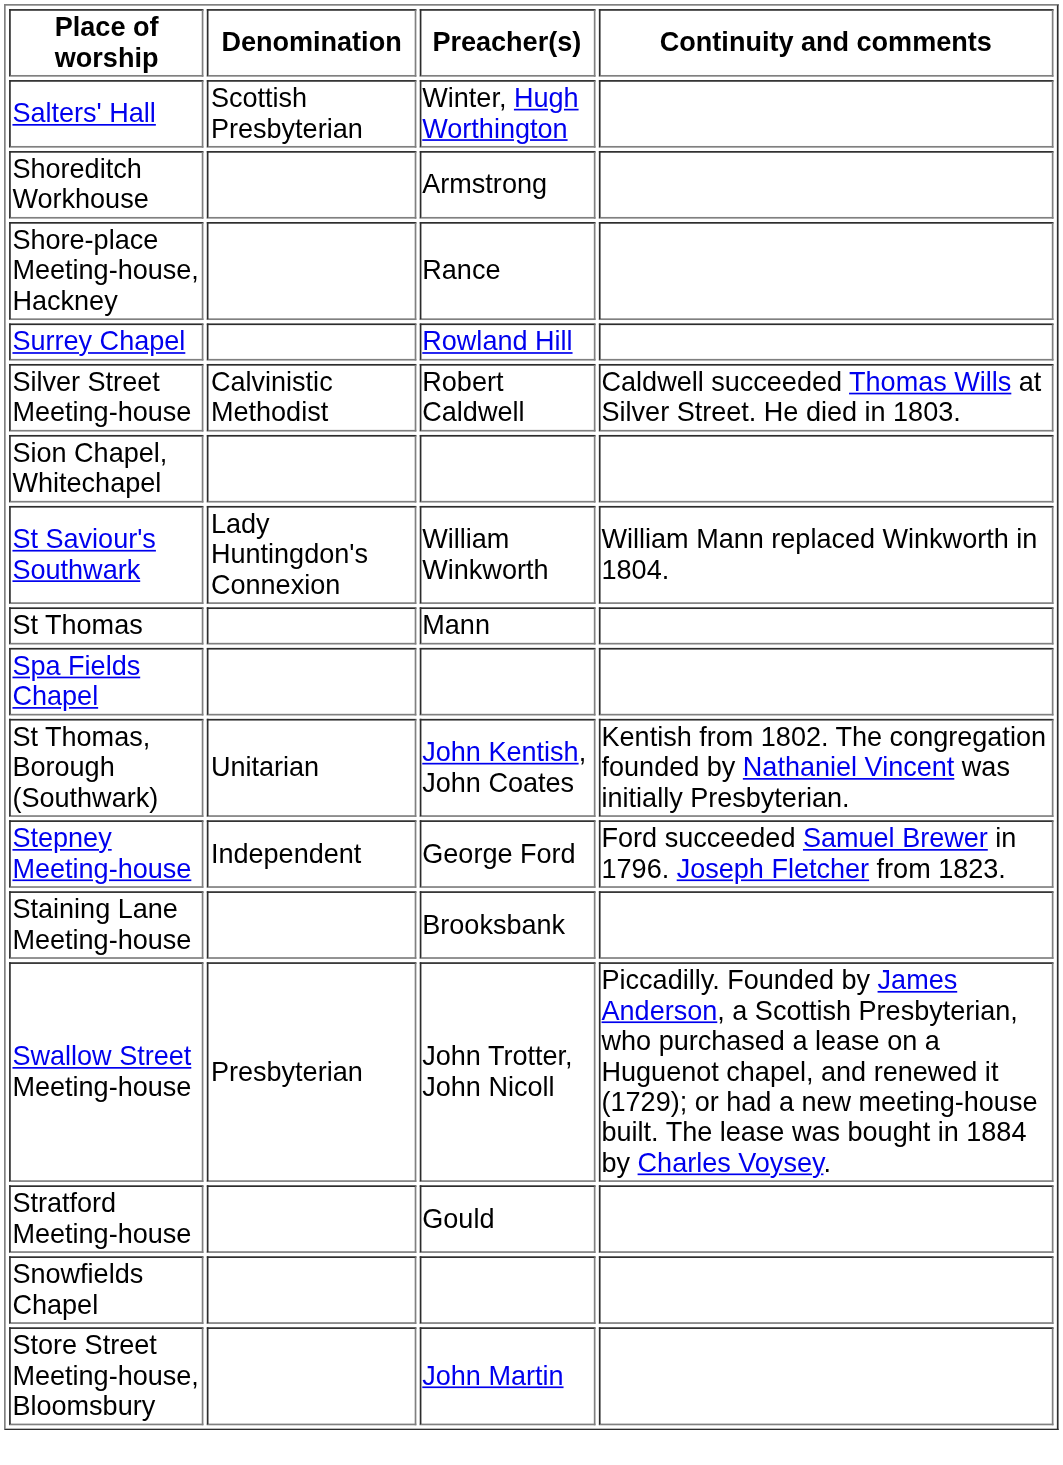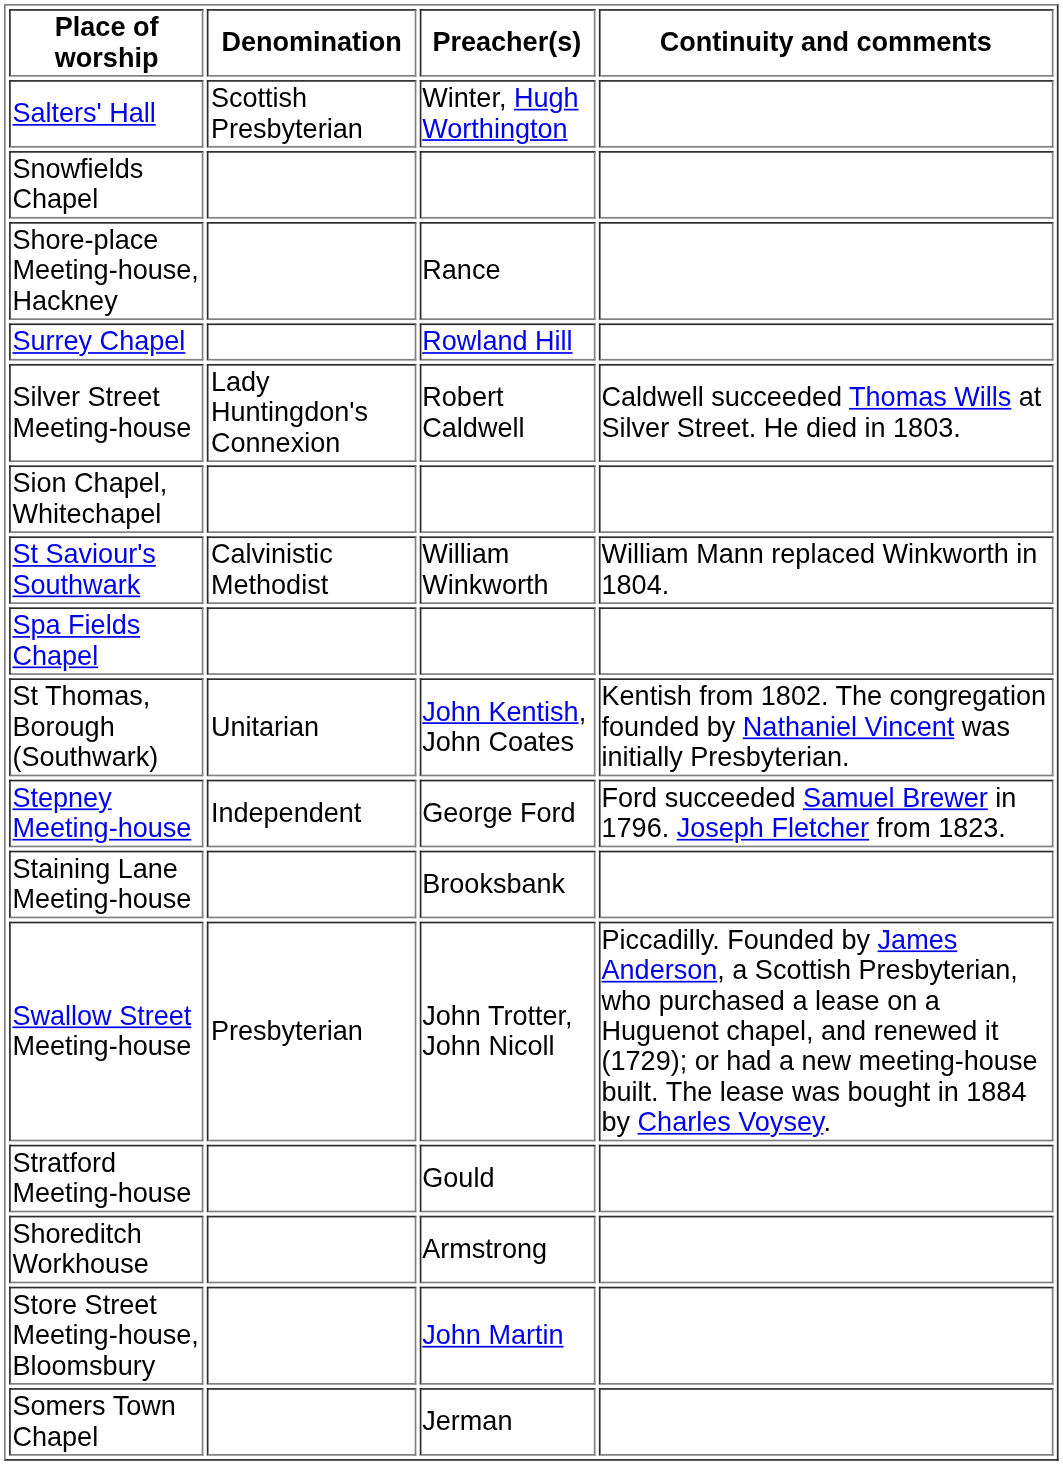rows swapped: (81, 184) <-> (78, 1289)
(272, 397) Calvinistic Methodist -> (289, 412) Lady Huntingdon's Connexion
(289, 554) Lady Huntingdon's Connexion -> (272, 569) Calvinistic Methodist
- row: (78, 625)
+ row: (94, 1421)
